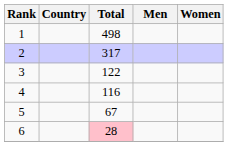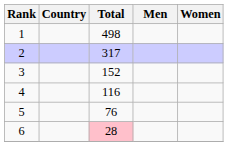(111, 72) 122 -> (111, 72) 152
(111, 111) 67 -> (111, 111) 76
